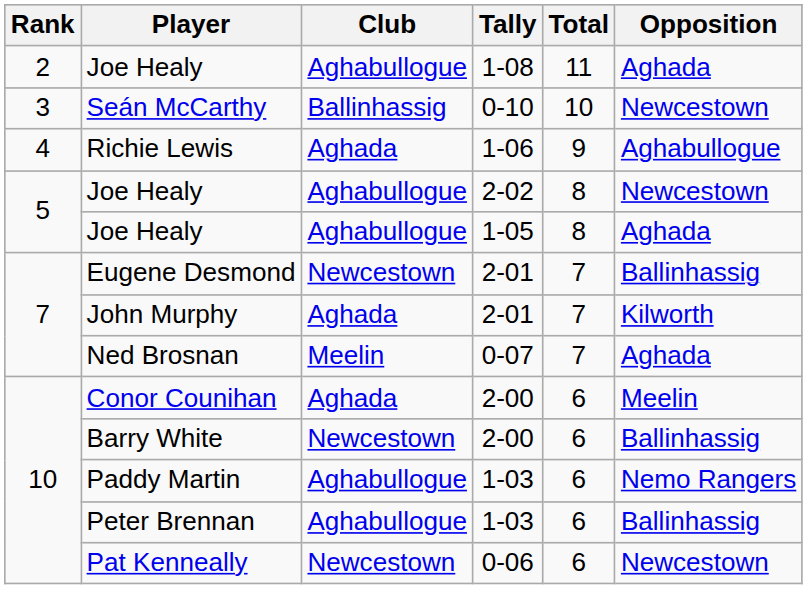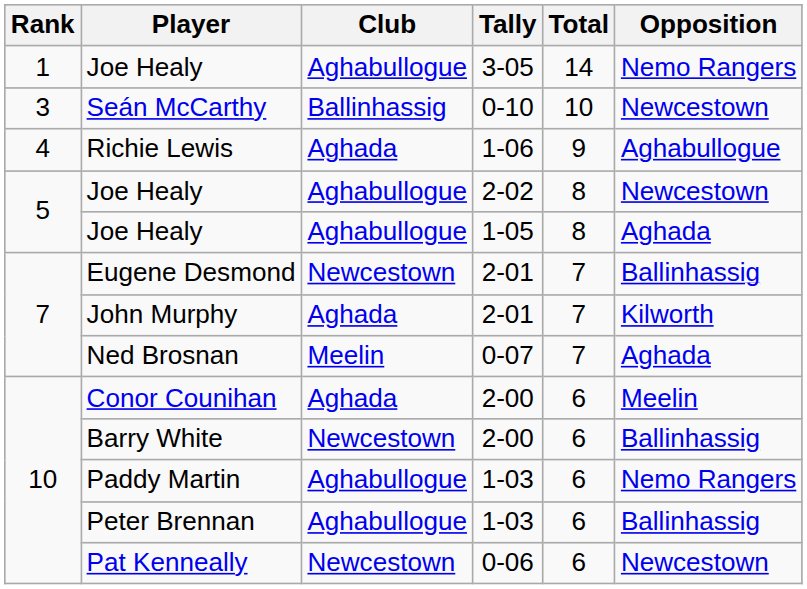+ row: (145, 66)
- row: (145, 66)
